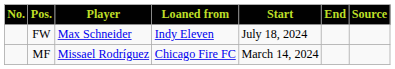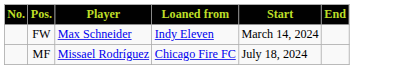- column: (369, 14)
(274, 34) July 18, 2024 -> (280, 34) March 14, 2024
(280, 54) March 14, 2024 -> (274, 54) July 18, 2024
